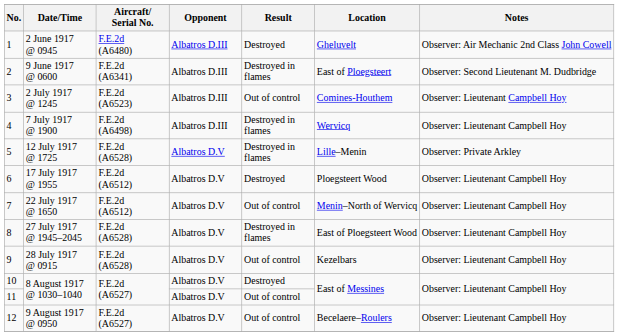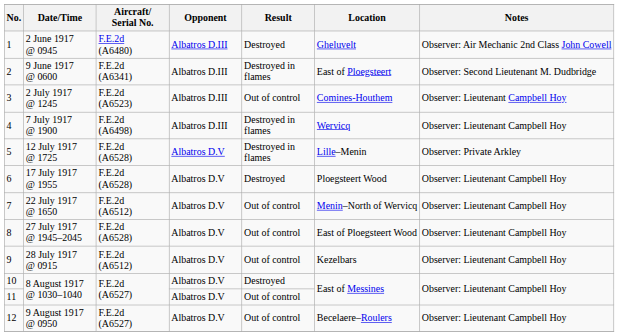(115, 179) F.E.2d (A6512) -> (115, 179) F.E.2d (A6528)
(270, 233) Destroyed in flames -> (272, 233) Out of control
(115, 259) F.E.2d (A6528) -> (115, 259) F.E.2d (A6512)
